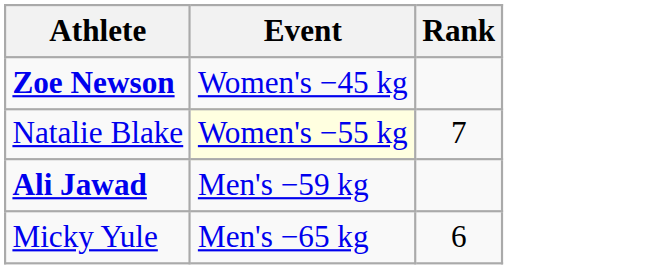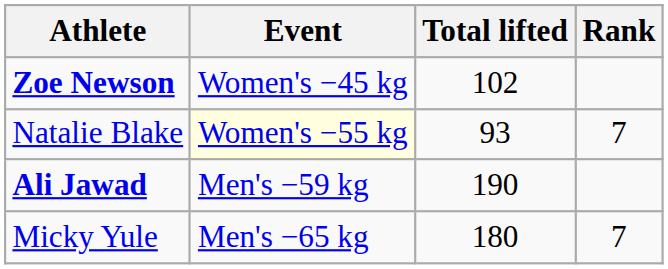+ column: (495, 30)
(459, 236) 6 -> (619, 236) 7
